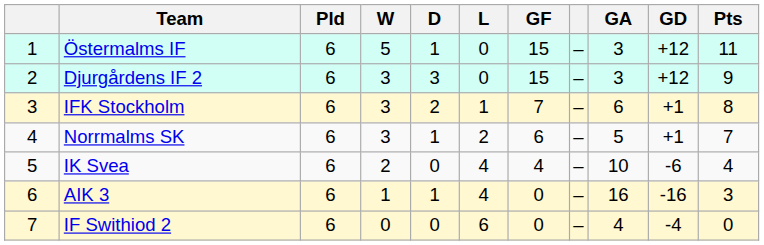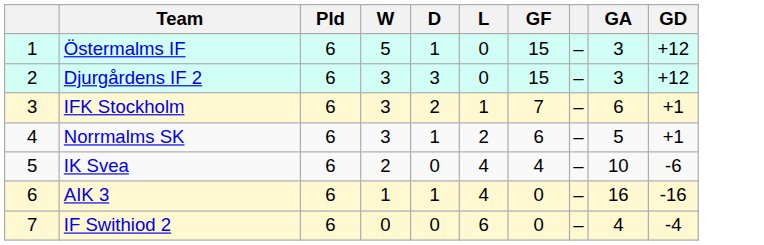- column: (728, 19)
